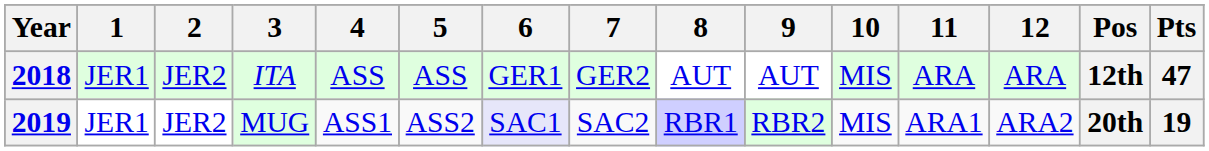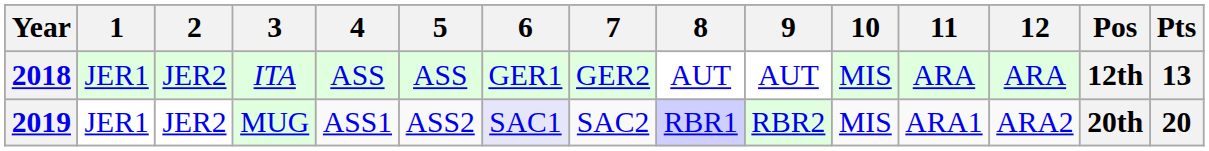(1176, 74) 47 -> (1176, 74) 13
(1176, 121) 19 -> (1176, 121) 20
